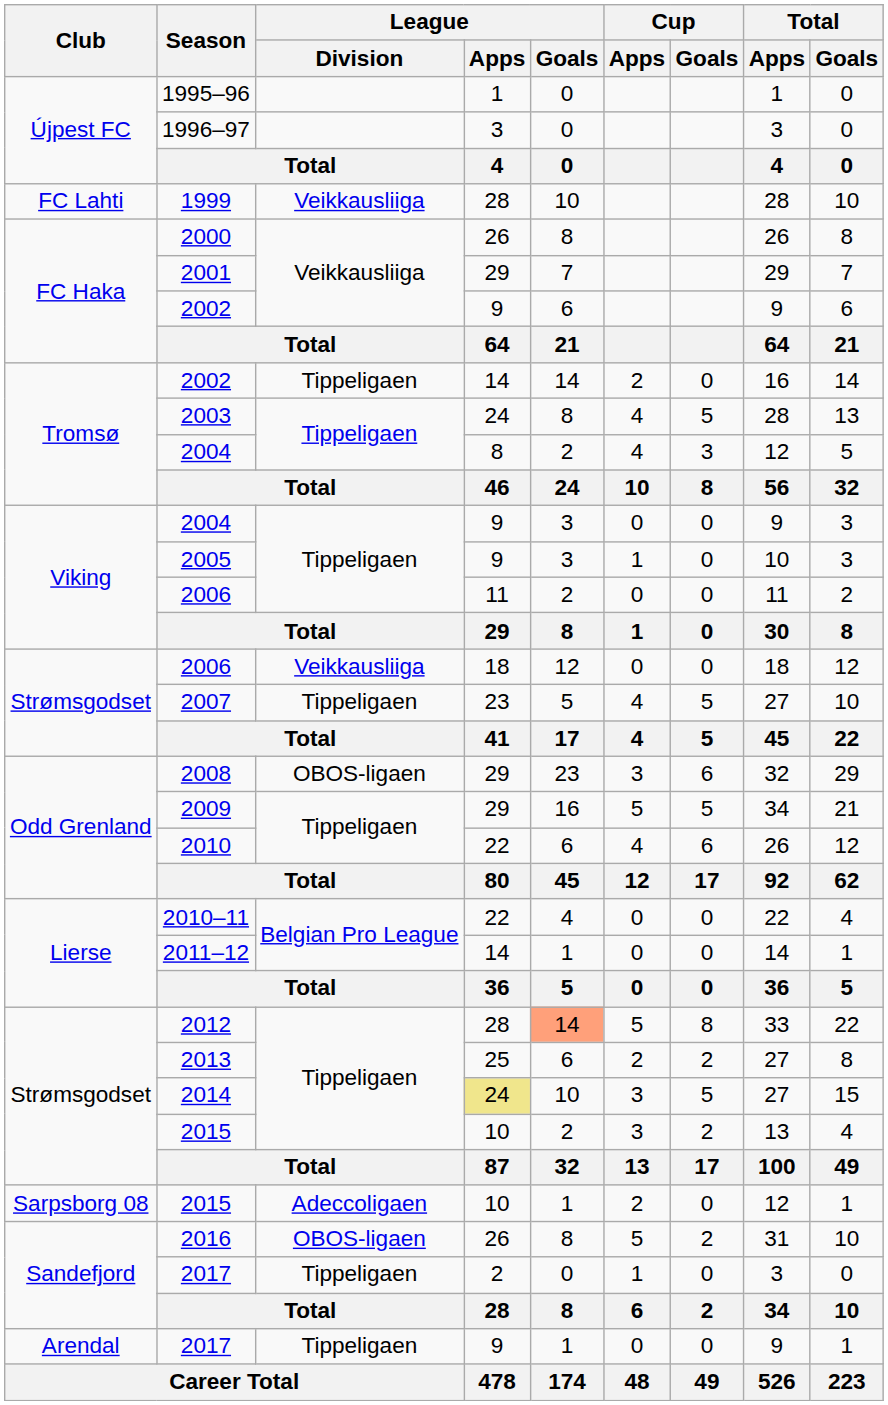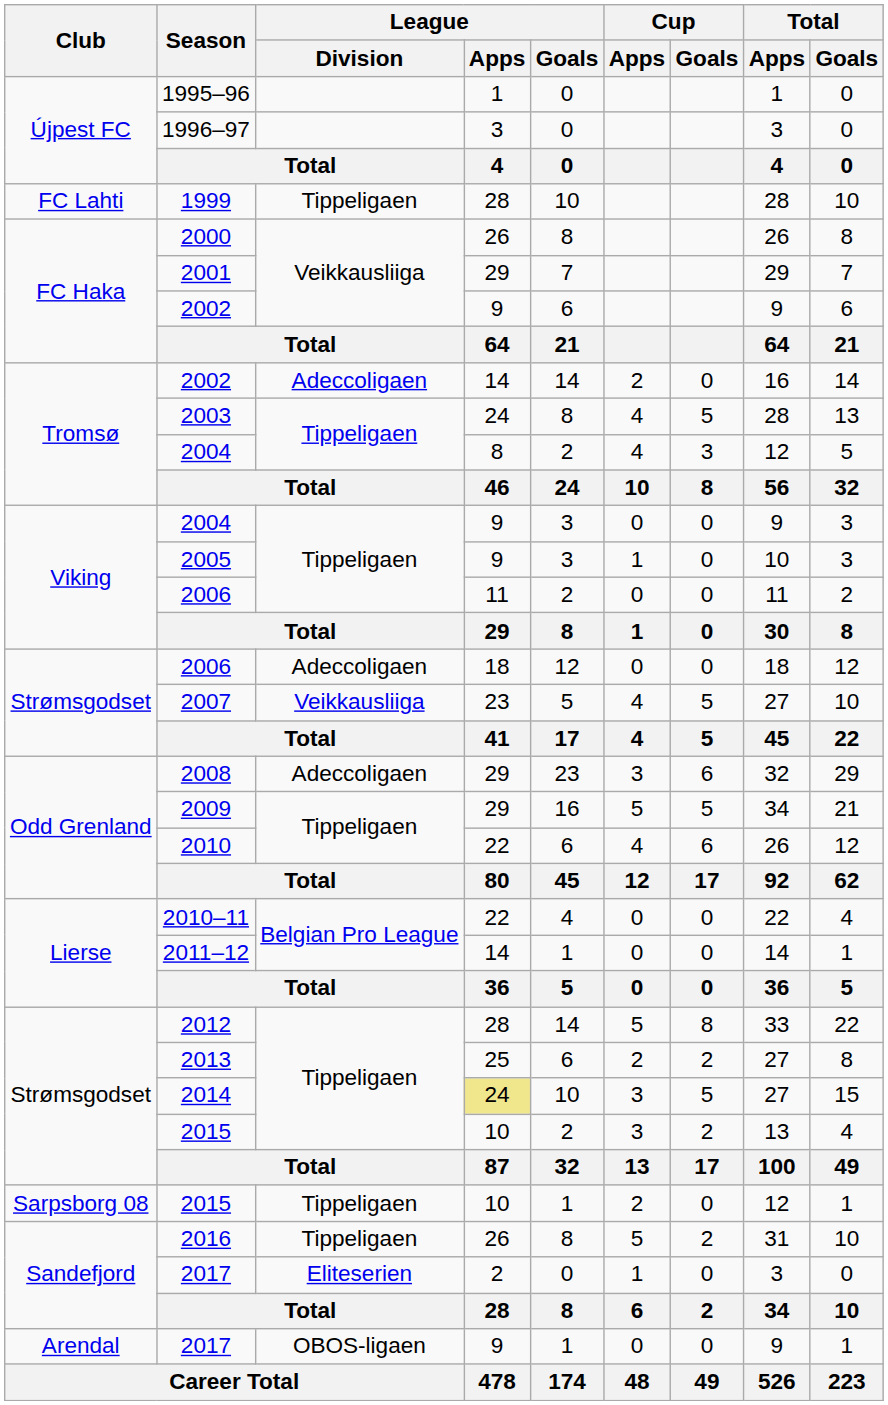(359, 201) Veikkausliiga -> (359, 201) Tippeligaen
(359, 380) Tippeligaen -> (359, 380) Adeccoligaen
(359, 666) Veikkausliiga -> (359, 666) Adeccoligaen
(359, 702) Tippeligaen -> (359, 702) Veikkausliiga
(359, 773) OBOS-ligaen -> (359, 773) Adeccoligaen
(567, 1024) lightsalmon background -> (567, 1024) no background
(359, 1203) Adeccoligaen -> (359, 1203) Tippeligaen
(359, 1238) OBOS-ligaen -> (359, 1238) Tippeligaen
(359, 1274) Tippeligaen -> (359, 1274) Eliteserien
(359, 1346) Tippeligaen -> (359, 1346) OBOS-ligaen
